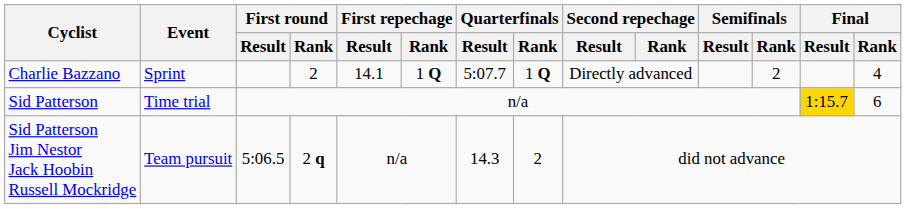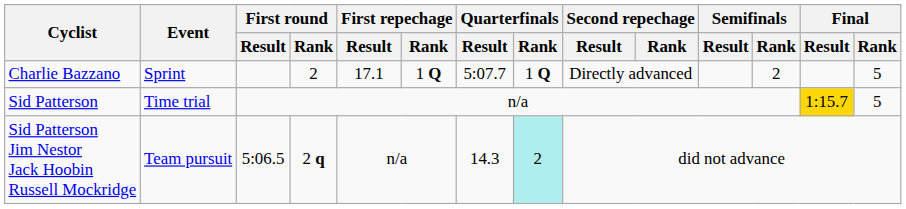(369, 74) 14.1 -> (369, 74) 17.1
(877, 74) 4 -> (877, 74) 5
(877, 102) 6 -> (877, 102) 5
(538, 159) no background -> (538, 159) paleturquoise background
